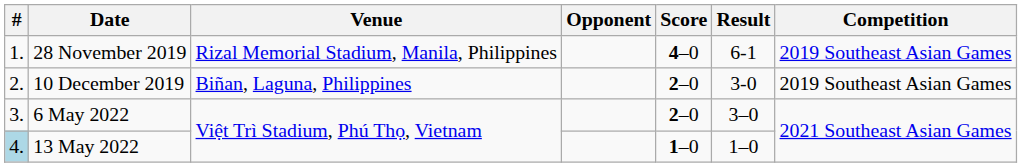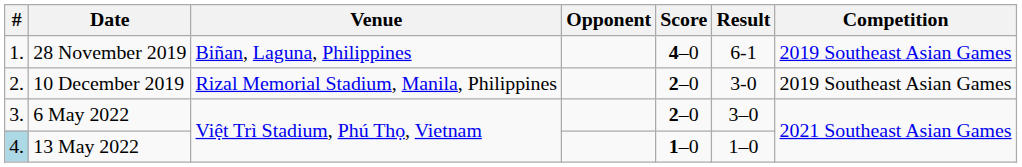(376, 51) Rizal Memorial Stadium, Manila, Philippines -> (304, 51) Biñan, Laguna, Philippines
(304, 83) Biñan, Laguna, Philippines -> (376, 83) Rizal Memorial Stadium, Manila, Philippines
